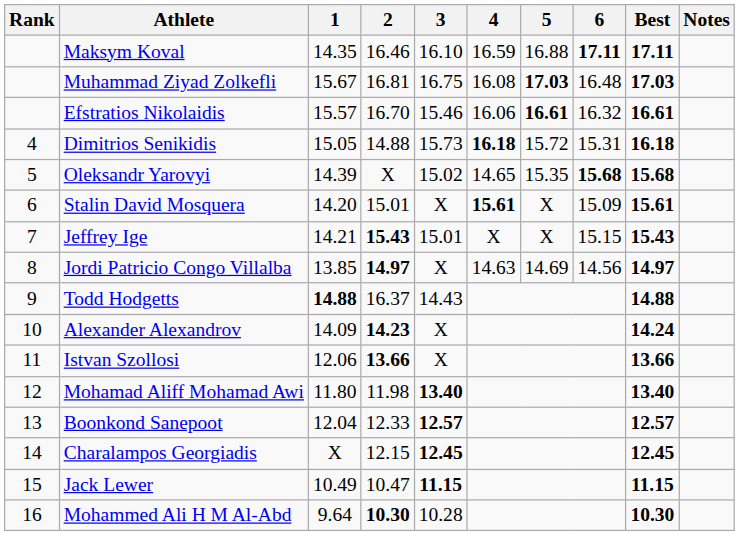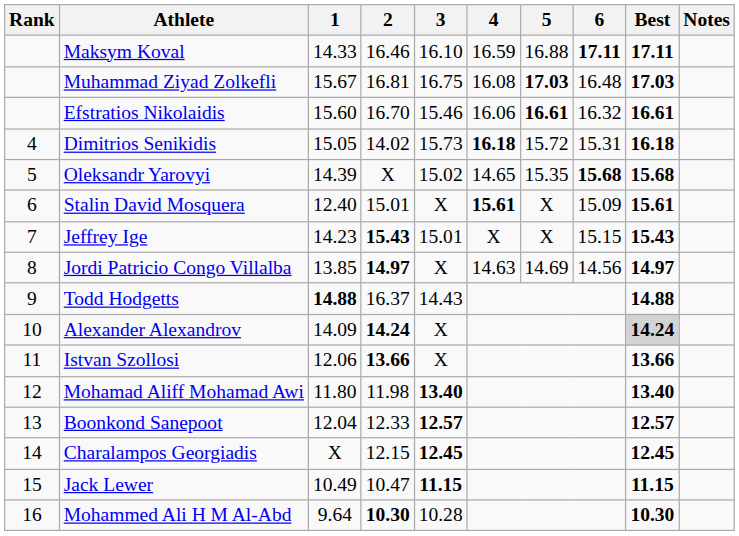(335, 50) 14.35 -> (335, 50) 14.33
(335, 112) 15.57 -> (335, 112) 15.60
(388, 143) 14.88 -> (388, 143) 14.02
(335, 205) 14.20 -> (335, 205) 12.40
(335, 236) 14.21 -> (335, 236) 14.23
(388, 329) 14.23 -> (388, 329) 14.24
(652, 329) no background -> (652, 329) lightgrey background
